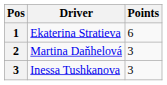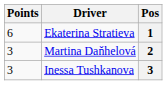columns swapped: (16, 13) <-> (143, 13)
